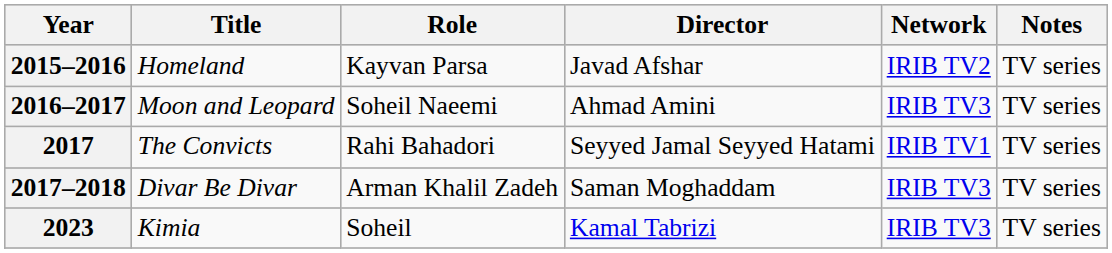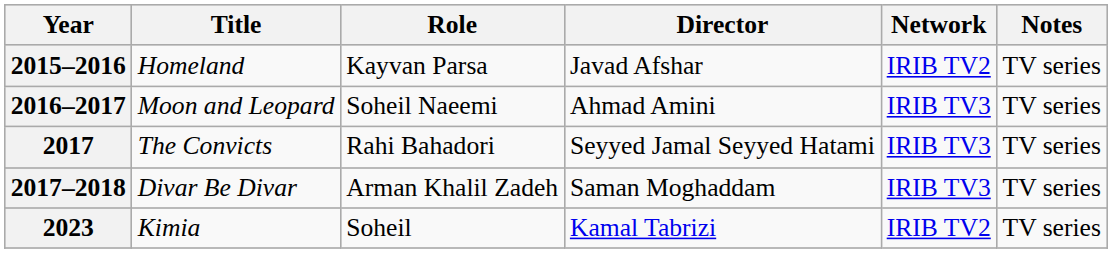(939, 146) IRIB TV1 -> (939, 146) IRIB TV3
(939, 227) IRIB TV3 -> (939, 227) IRIB TV2
